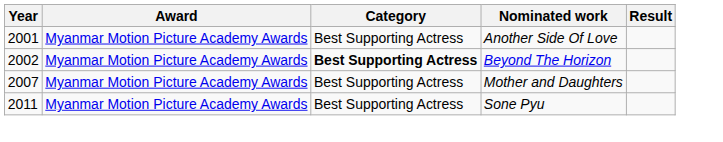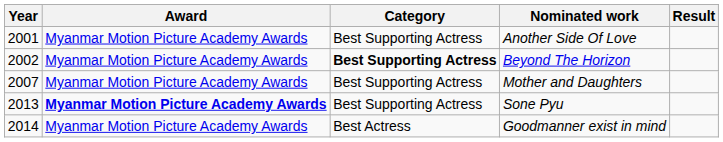(23, 104) 2011 -> (23, 104) 2013
(176, 104) normal -> (186, 104) bold
+ row: (584, 126)
